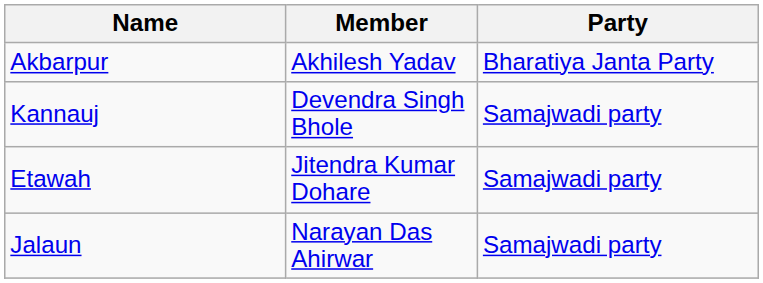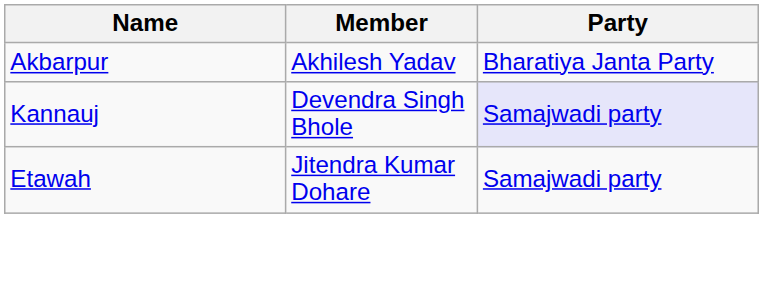(572, 113) no background -> (572, 113) lavender background
- row: (46, 244)
